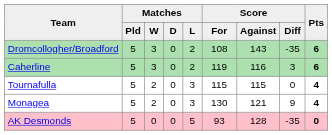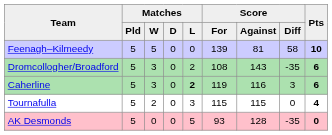+ row: (50, 49)
(192, 67) normal -> (192, 85) bold
- row: (28, 103)
